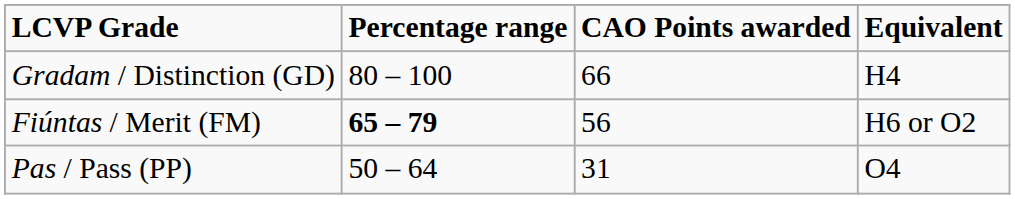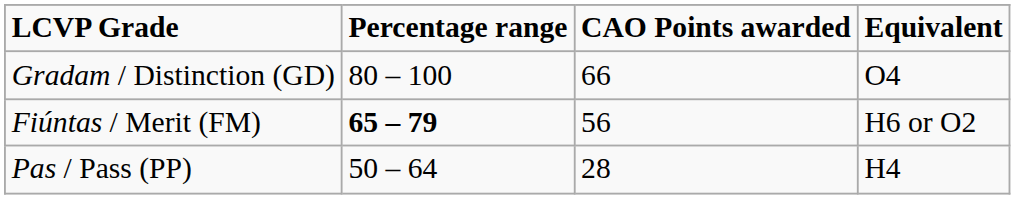(883, 74) H4 -> (883, 74) O4
(596, 168) 31 -> (596, 168) 28
(883, 168) O4 -> (883, 168) H4
